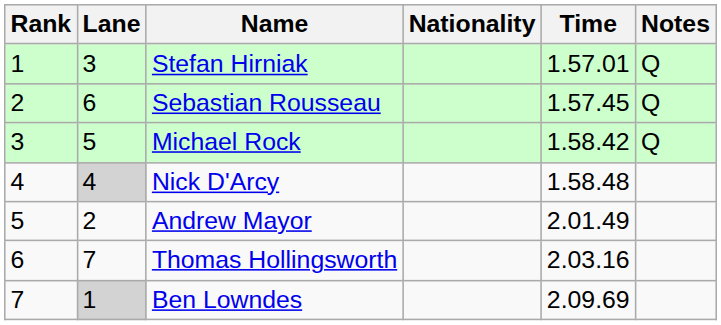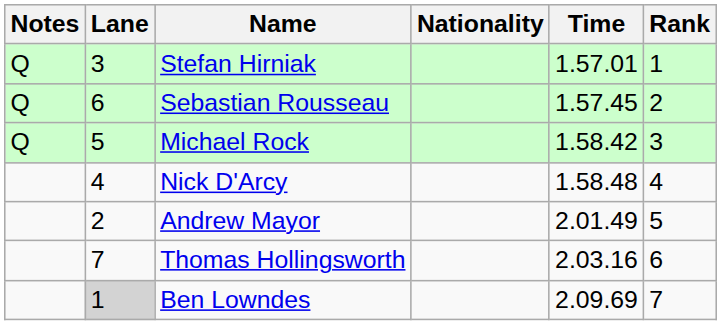columns swapped: (41, 24) <-> (676, 24)
(89, 181) lightgrey background -> (98, 181) no background
